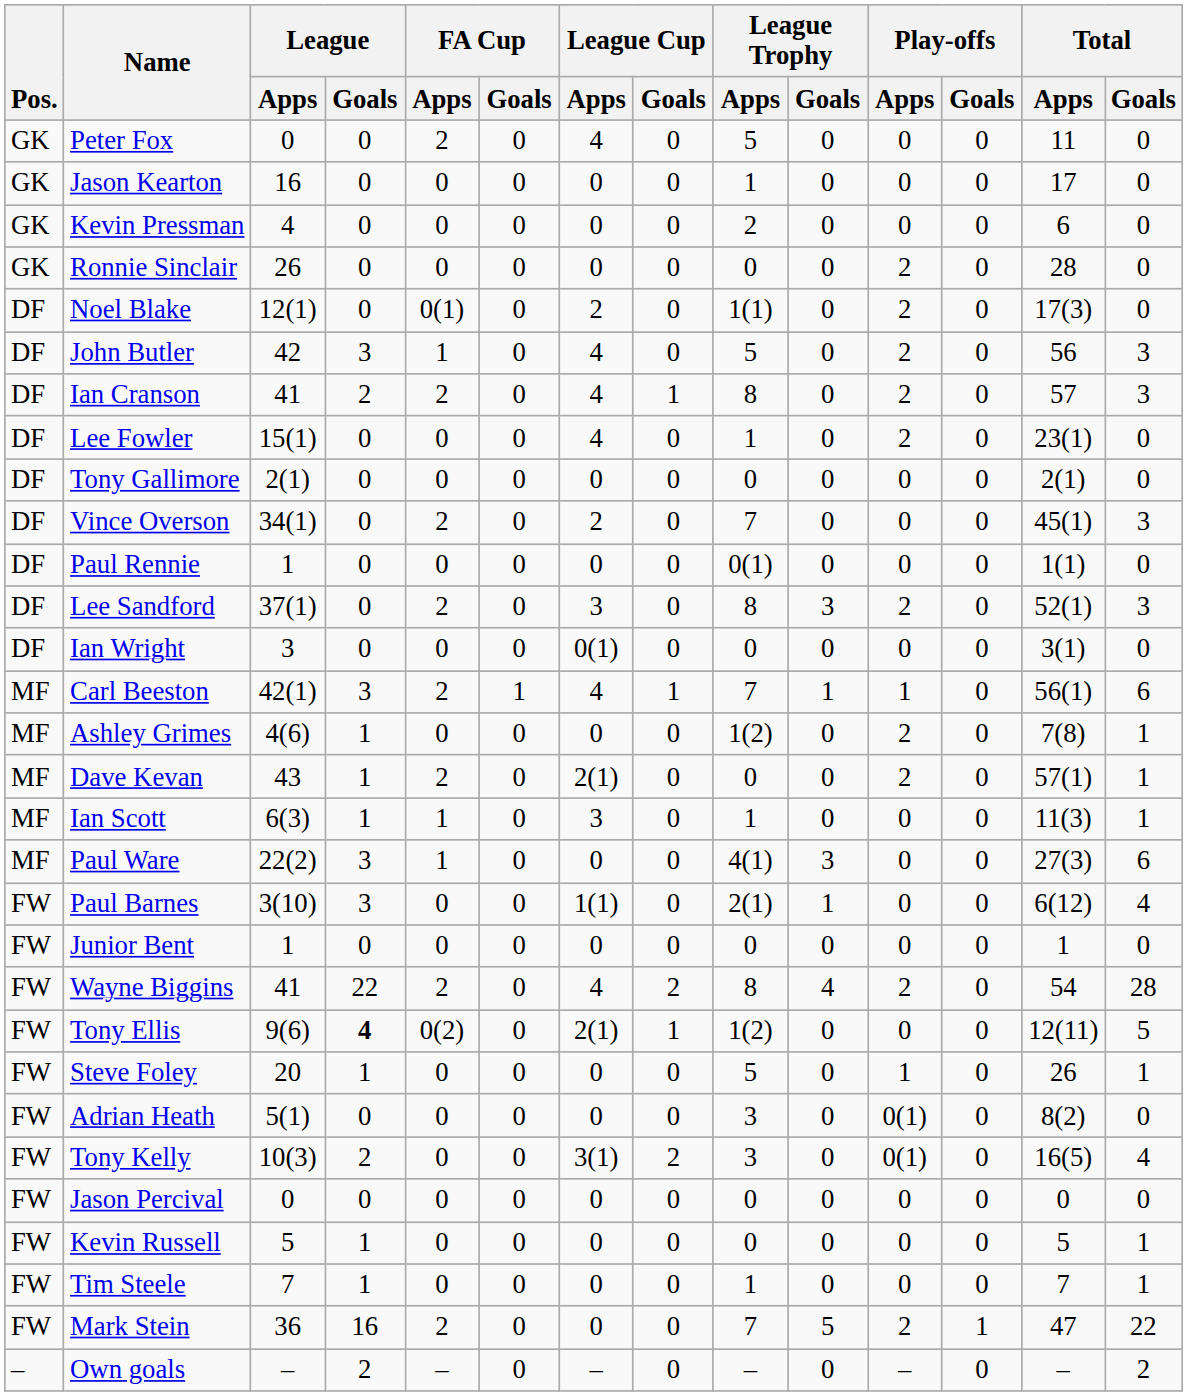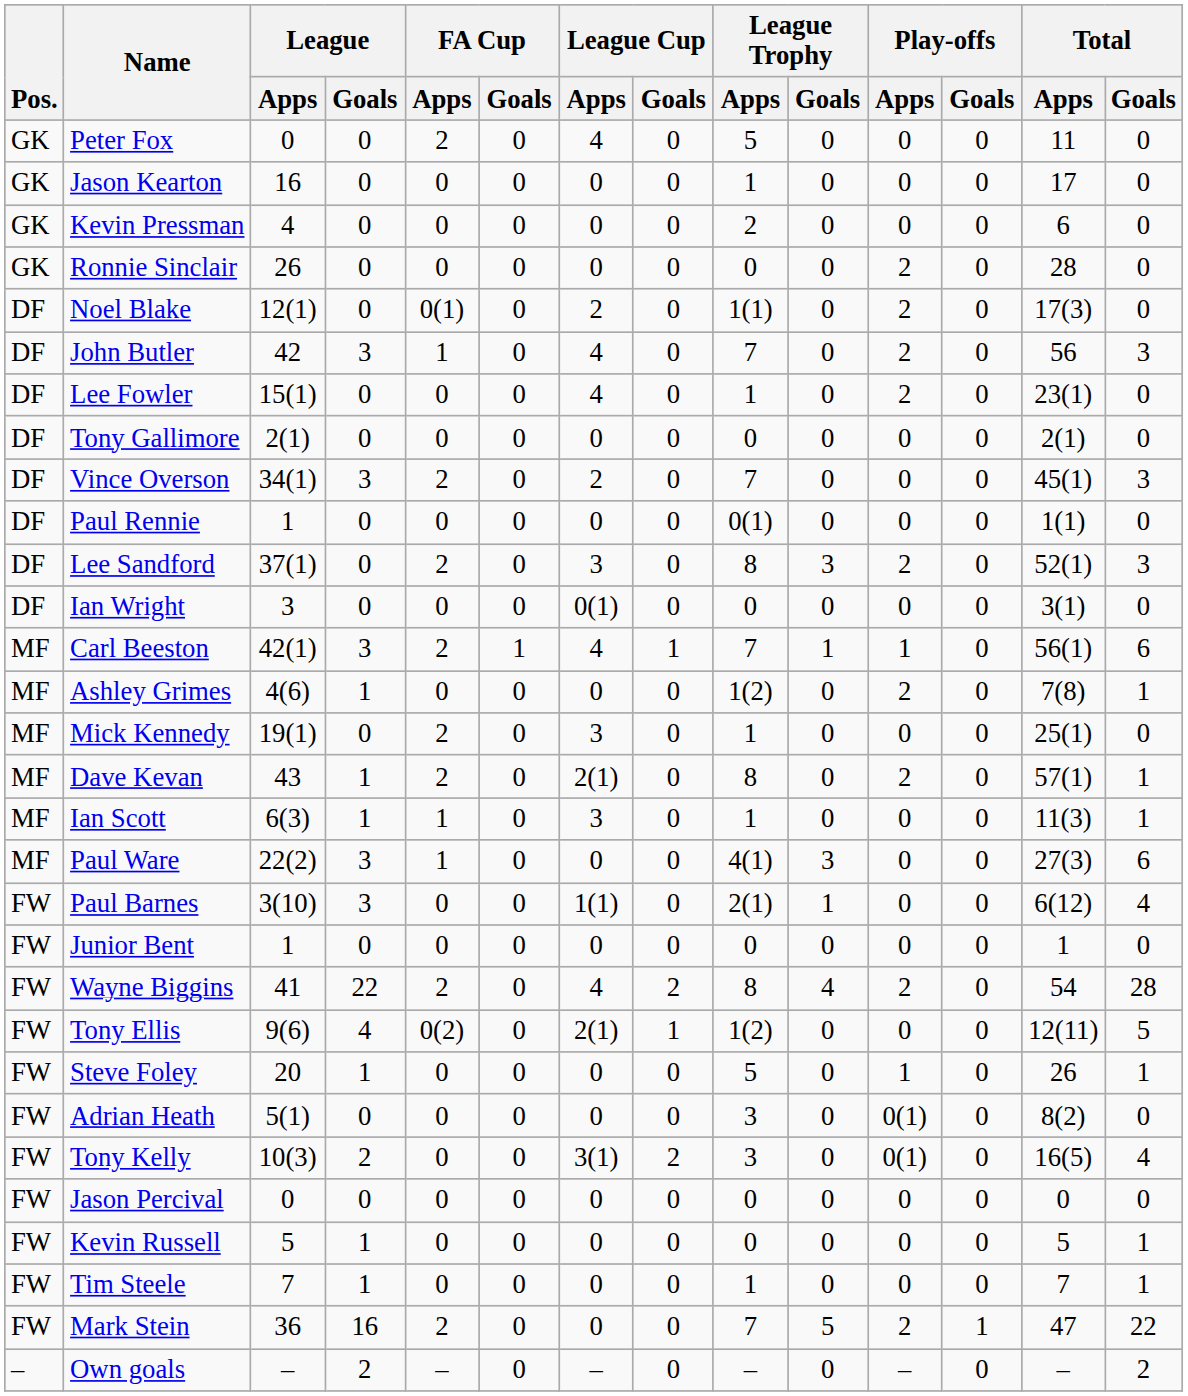(750, 352) 5 -> (750, 352) 7
- row: (135, 394)
(365, 521) 0 -> (365, 479) 3
+ row: (150, 733)
(750, 776) 0 -> (750, 776) 8
(365, 1030) bold -> (365, 1030) normal
